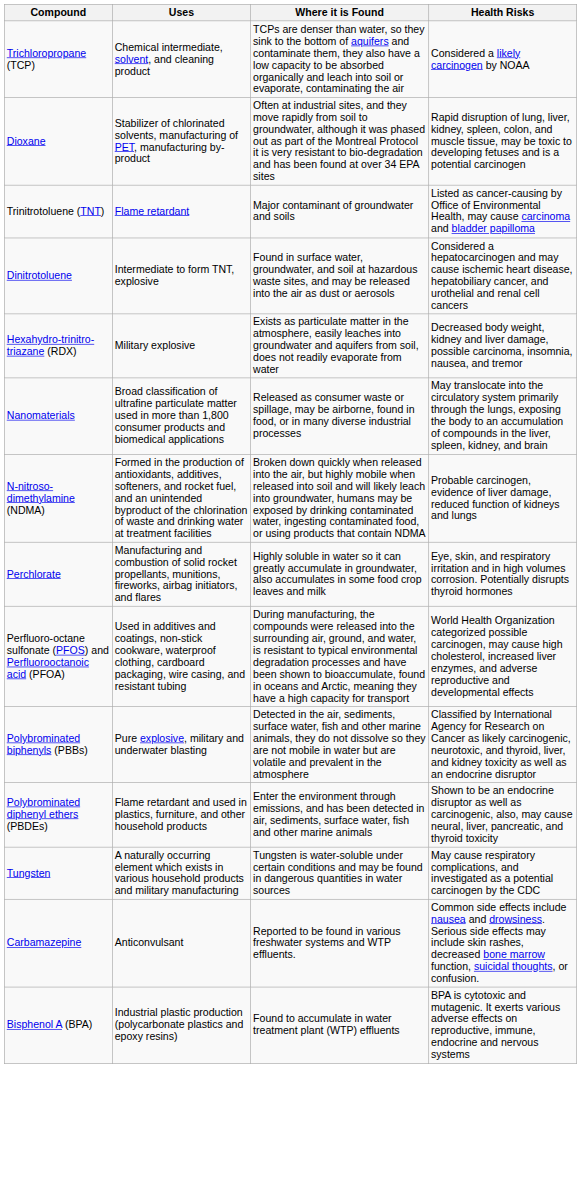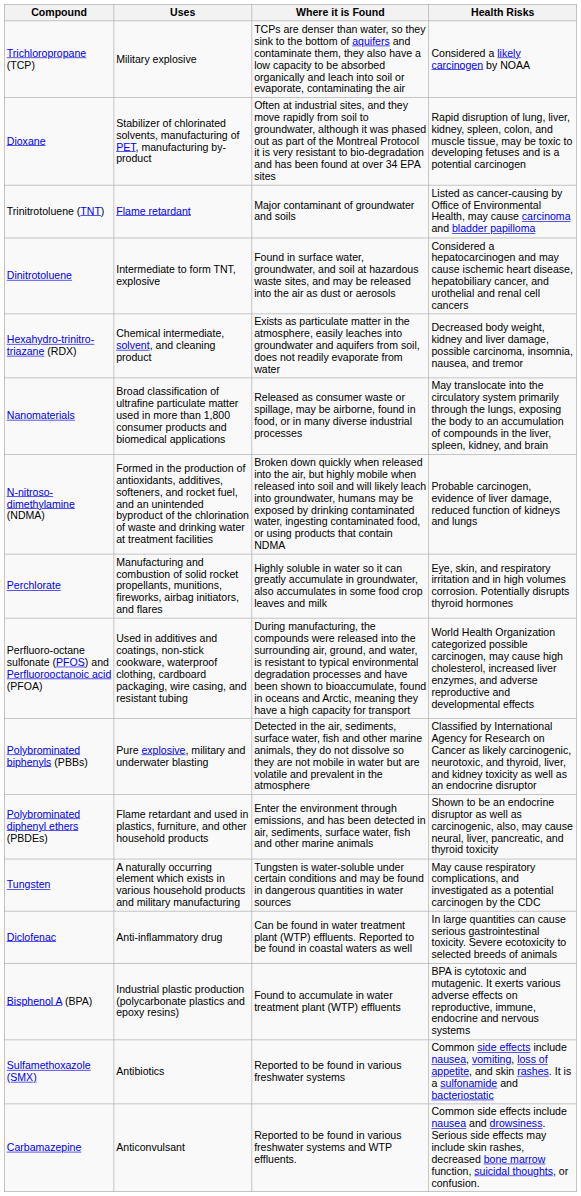(169, 59) Chemical intermediate, solvent, and cleaning product -> (156, 59) Military explosive
(155, 346) Military explosive -> (170, 346) Chemical intermediate, solvent, and cleaning product
+ row: (31, 937)
rows swapped: (50, 1025) <-> (44, 943)
+ row: (49, 1071)
